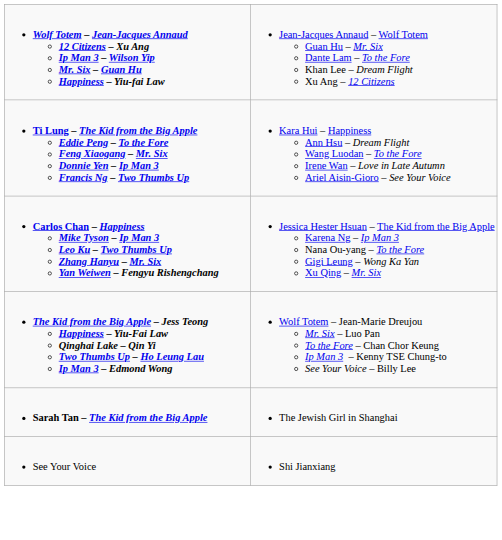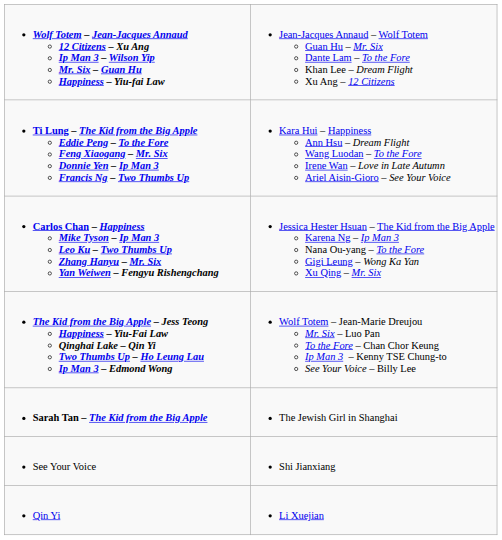+ row: (128, 516)
